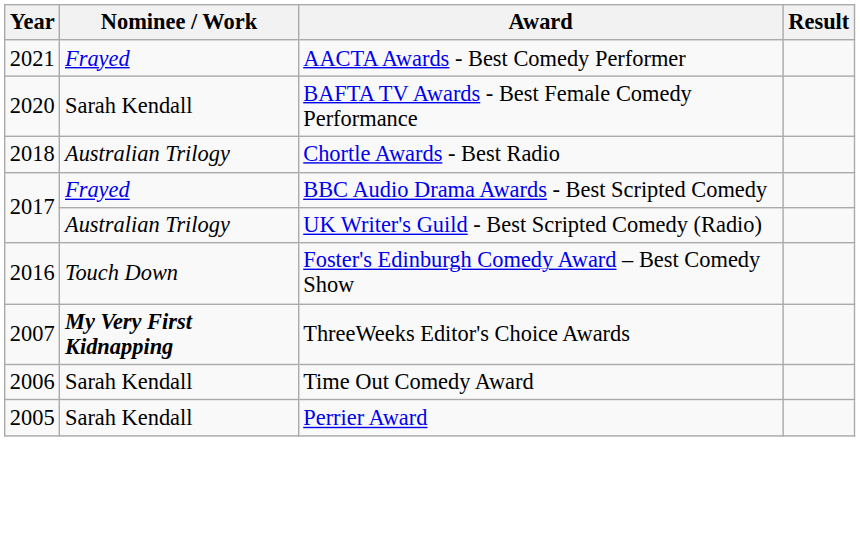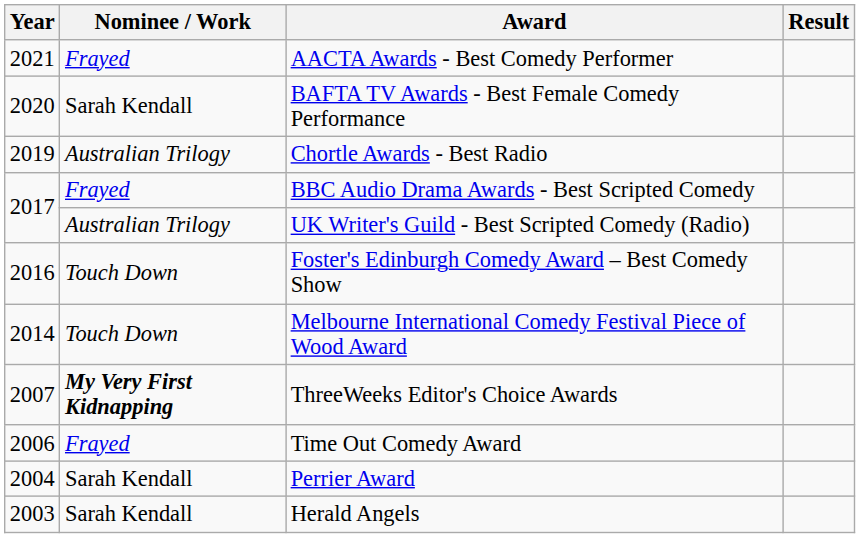(32, 154) 2018 -> (32, 154) 2019
+ row: (518, 333)
(129, 382) Sarah Kendall -> (97, 442) Frayed
(32, 417) 2005 -> (32, 478) 2004
+ row: (355, 513)
